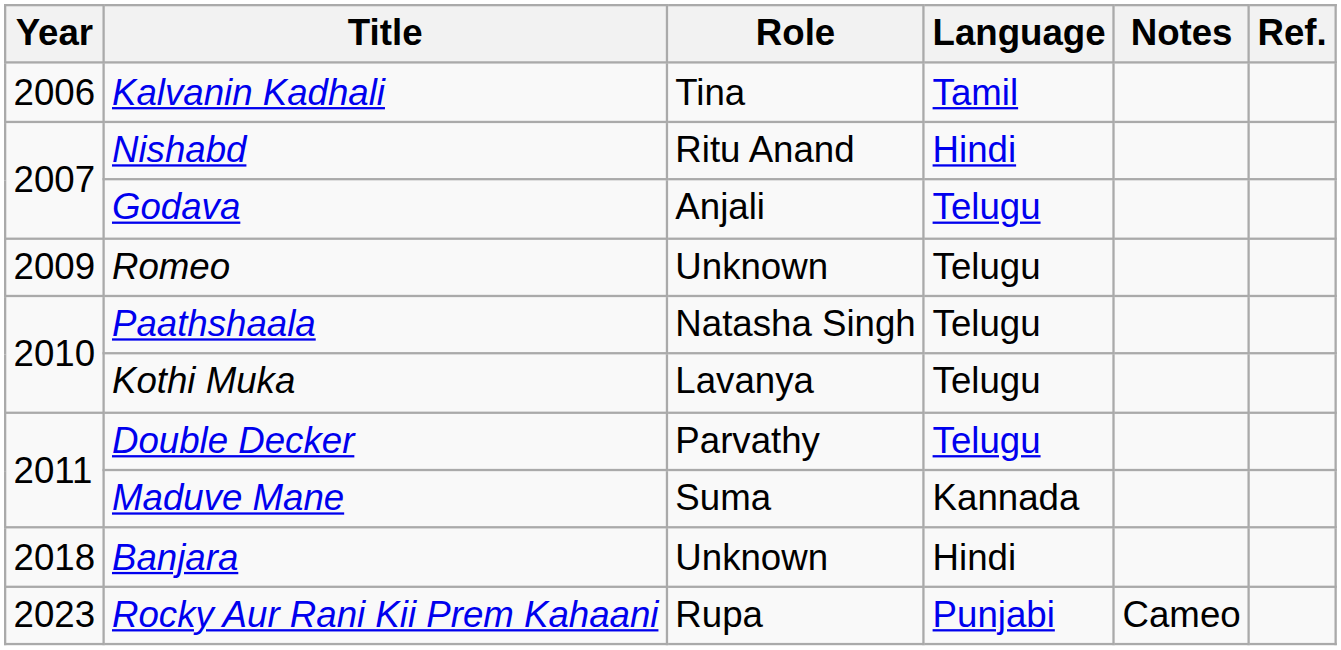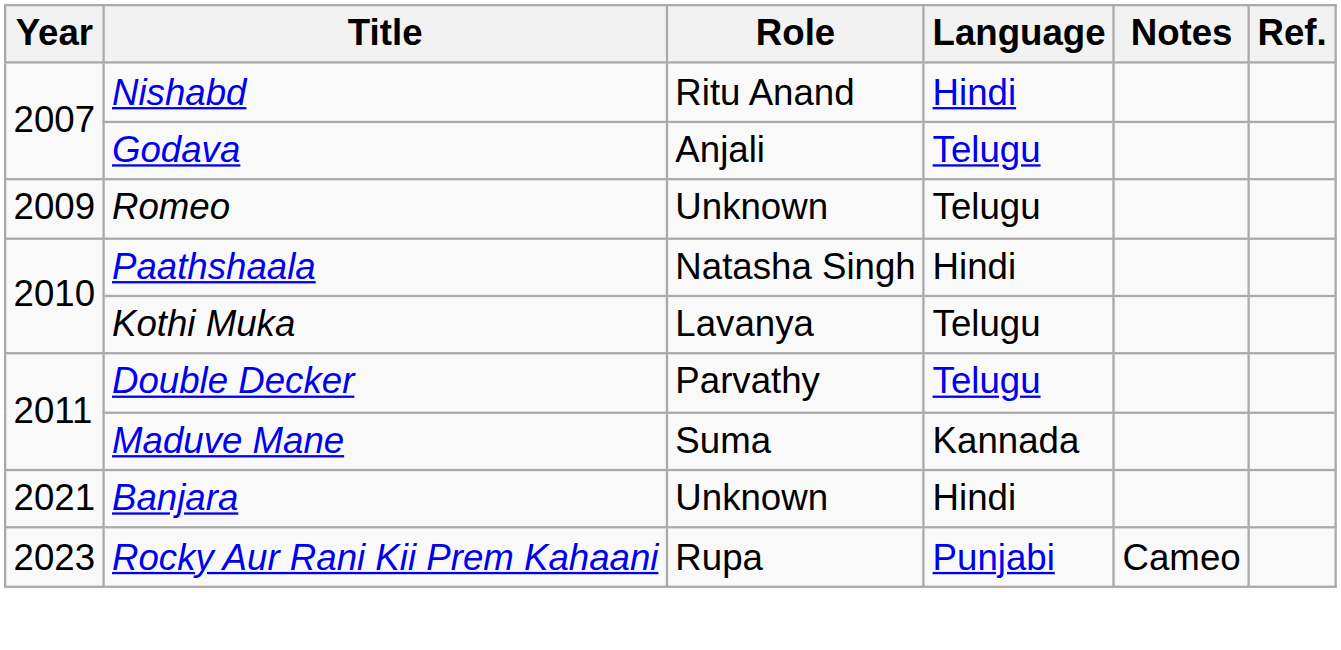- row: (248, 91)
(987, 324) Telugu -> (974, 265) Hindi
(54, 556) 2018 -> (54, 498) 2021
